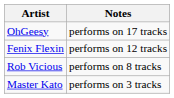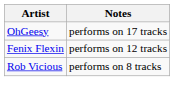- row: (35, 84)
